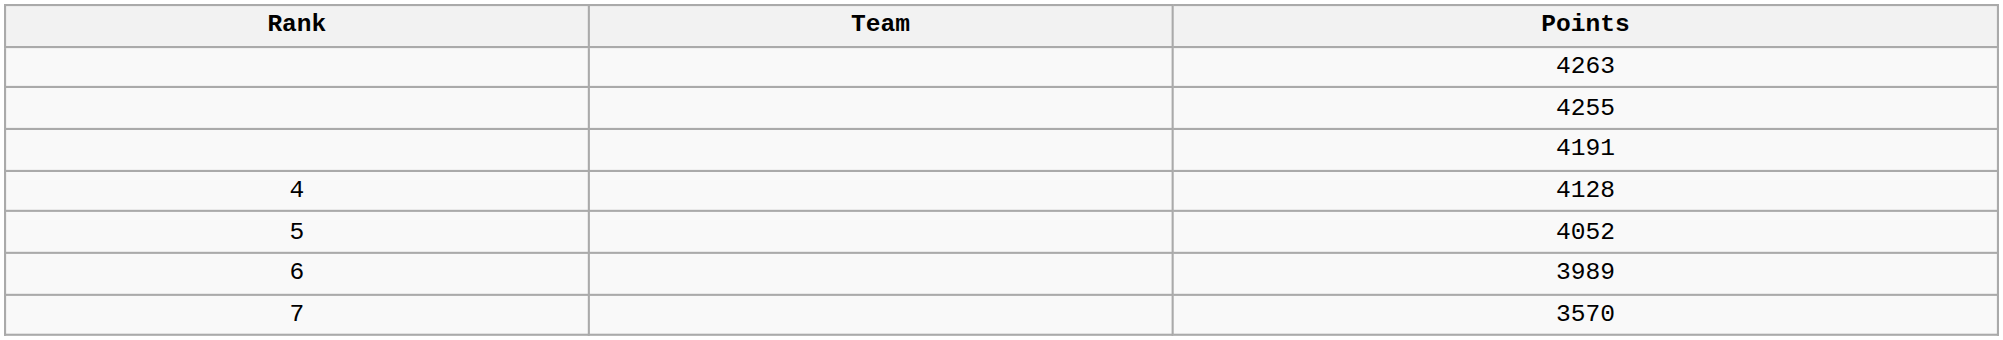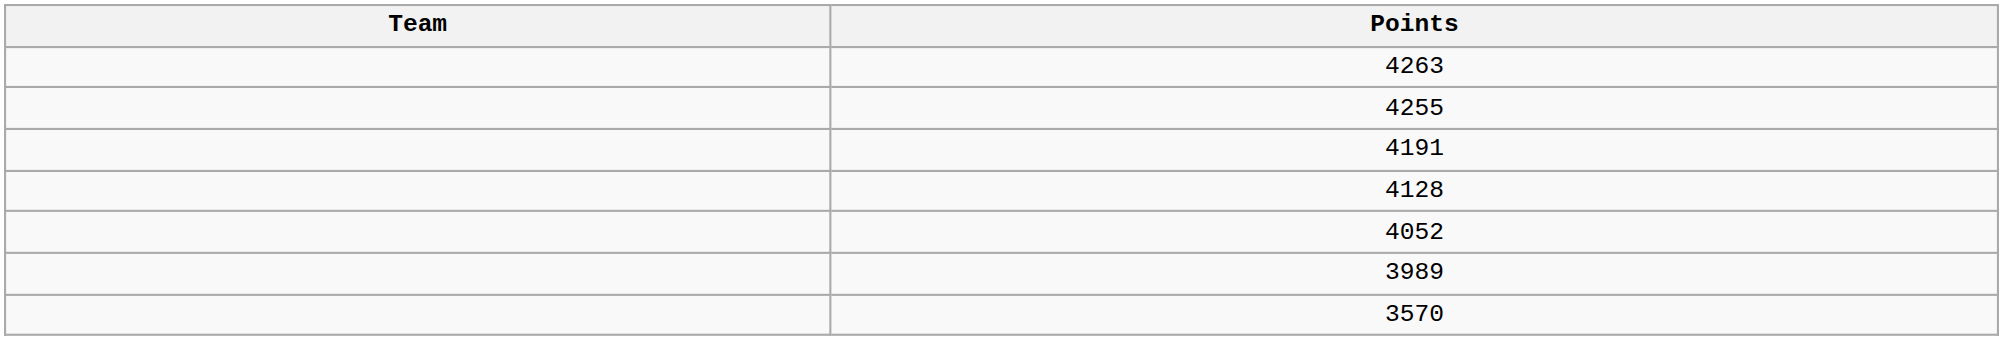- column: (297, 25)
